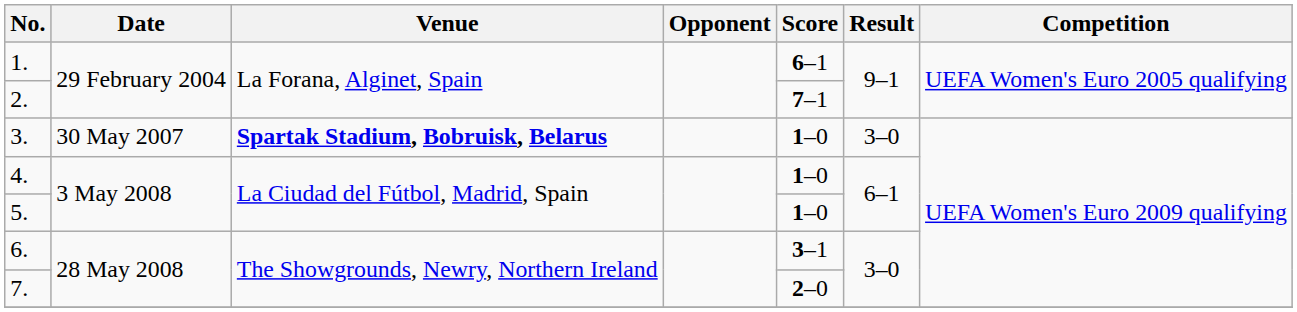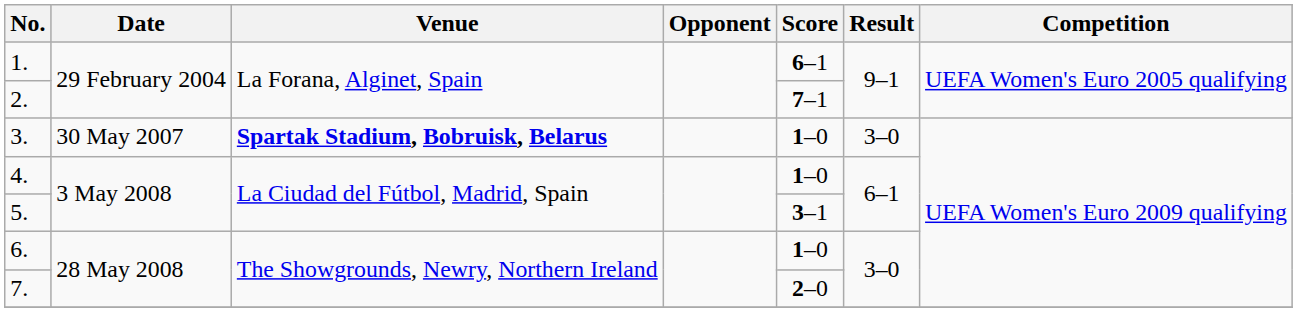(810, 212) 1–0 -> (810, 212) 3–1
(810, 250) 3–1 -> (810, 250) 1–0
